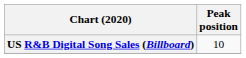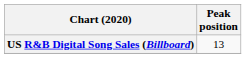(219, 44) 10 -> (219, 44) 13
